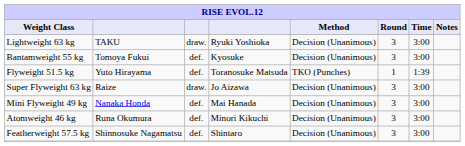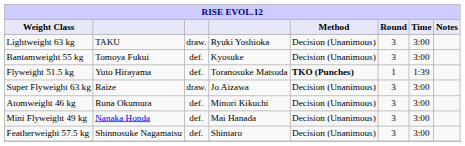(321, 72) normal -> (323, 72) bold
rows swapped: (41, 118) <-> (47, 103)
